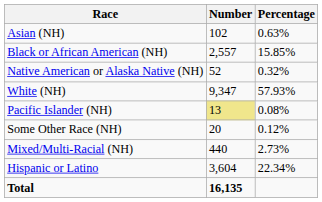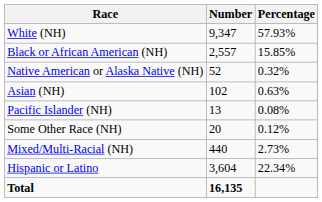rows swapped: (36, 91) <-> (36, 33)
(215, 110) khaki background -> (215, 110) no background
